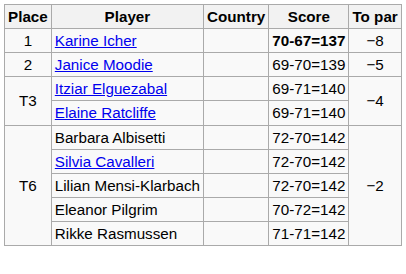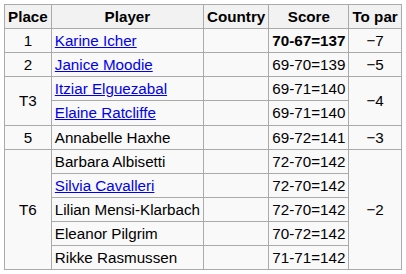(375, 41) −8 -> (375, 41) −7
+ row: (113, 137)
